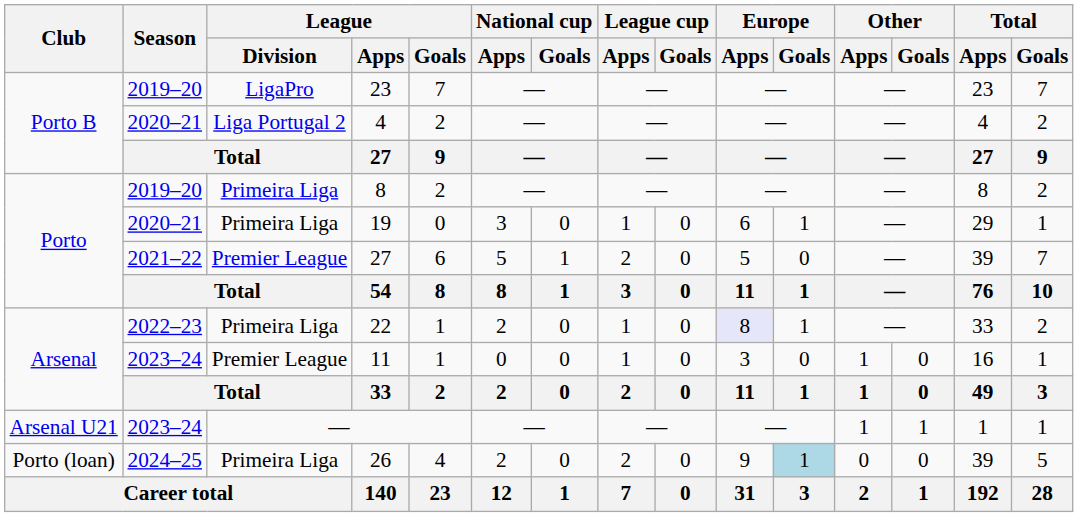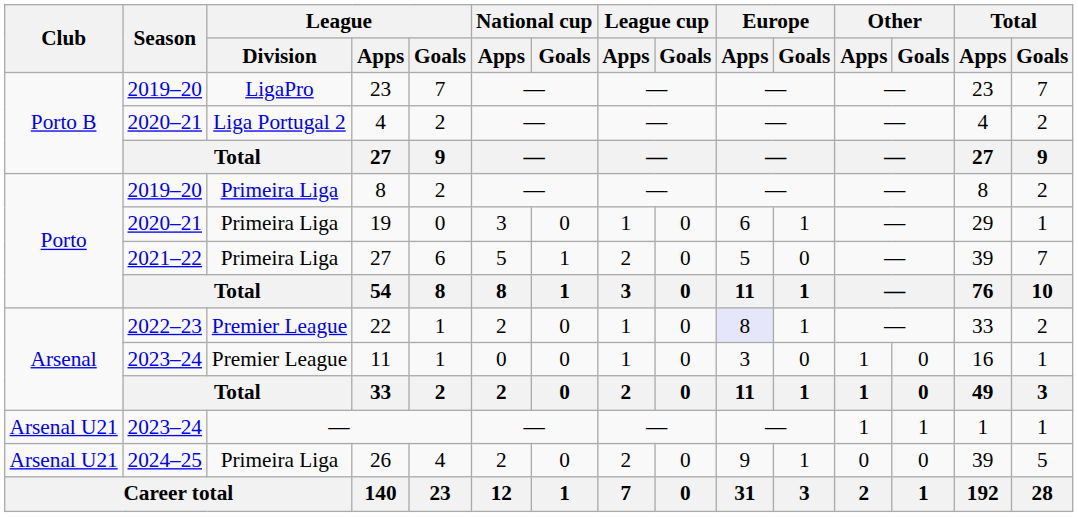(279, 257) Premier League -> (279, 257) Primeira Liga
(279, 325) Primeira Liga -> (279, 325) Premier League
(64, 460) Porto (loan) -> (64, 460) Arsenal U21
(804, 460) lightblue background -> (804, 460) no background
